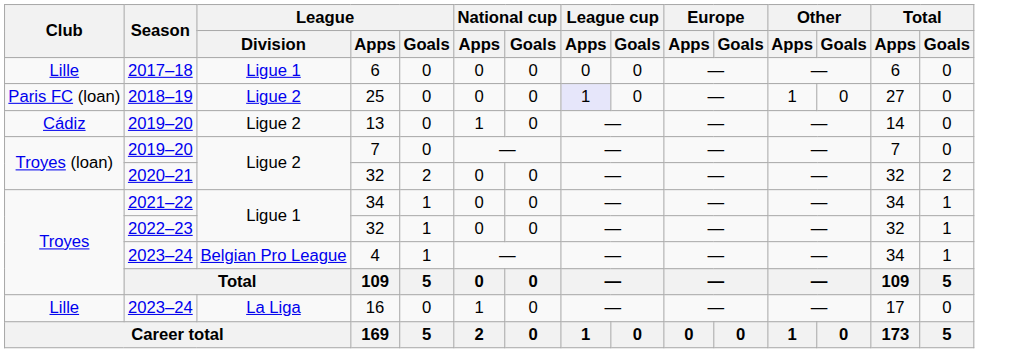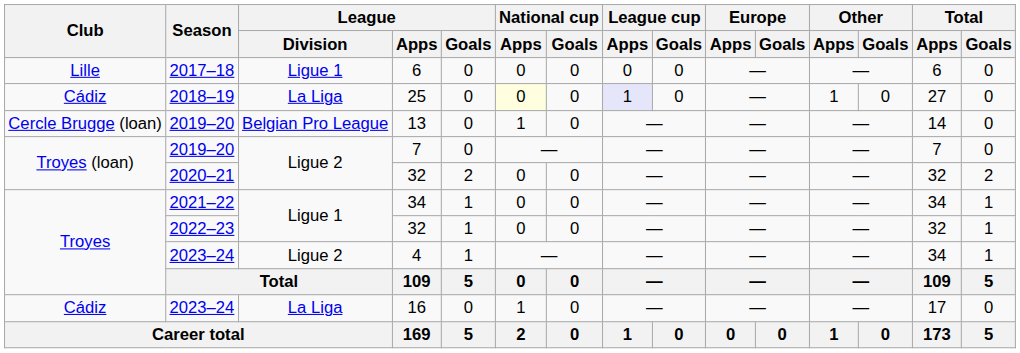(64, 96) Paris FC (loan) -> (85, 96) Cádiz
(273, 96) Ligue 2 -> (315, 96) La Liga
(479, 96) no background -> (521, 96) lightyellow background
(64, 123) Cádiz -> (85, 123) Cercle Brugge (loan)
(273, 123) Ligue 2 -> (315, 123) Belgian Pro League
(273, 255) Belgian Pro League -> (315, 255) Ligue 2
(64, 307) Lille -> (85, 307) Cádiz
